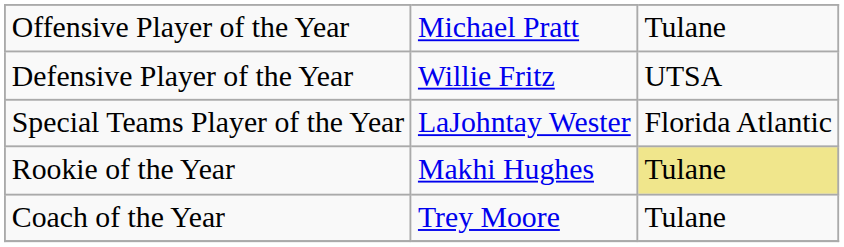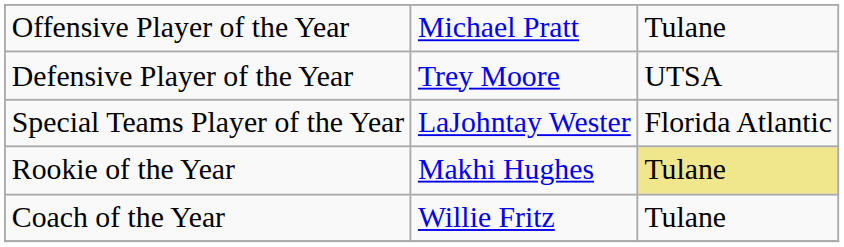(486, 75) Willie Fritz -> (489, 75) Trey Moore
(489, 216) Trey Moore -> (486, 216) Willie Fritz
